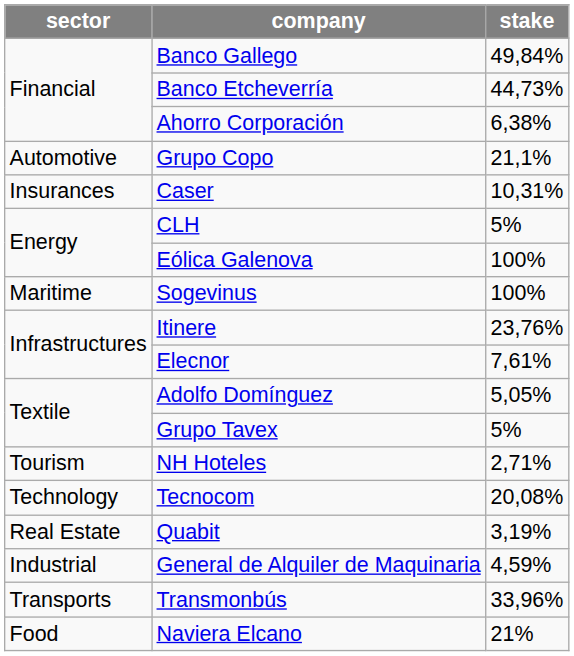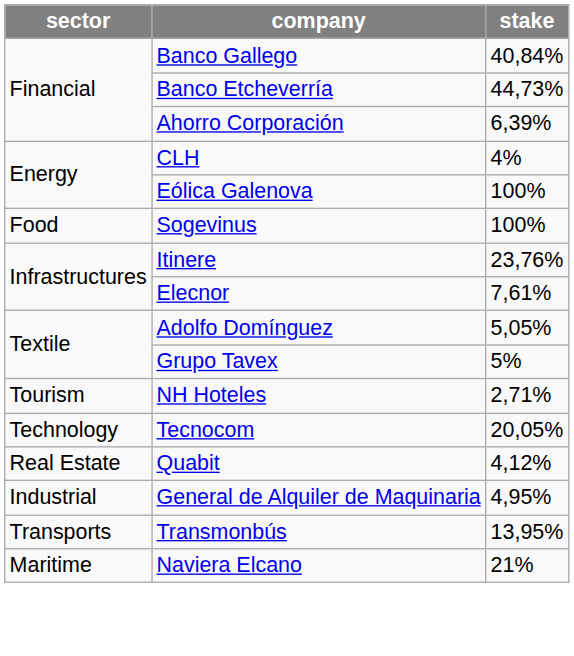(527, 55) 49,84% -> (527, 55) 40,84%
(521, 123) 6,38% -> (521, 123) 6,39%
- row: (215, 157)
- row: (185, 191)
(506, 225) 5% -> (506, 157) 4%
(51, 293) Maritime -> (34, 225) Food
(527, 497) 20,08% -> (527, 429) 20,05%
(521, 531) 3,19% -> (521, 463) 4,12%
(521, 565) 4,59% -> (521, 497) 4,95%
(527, 599) 33,96% -> (527, 531) 13,95%
(34, 633) Food -> (51, 565) Maritime
